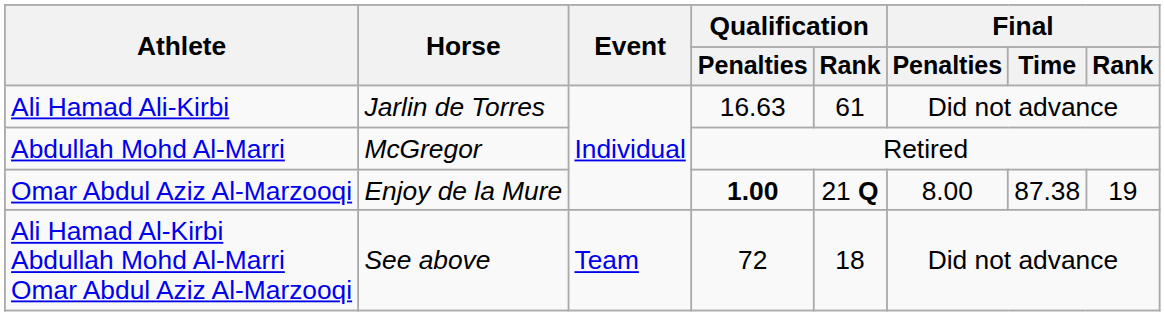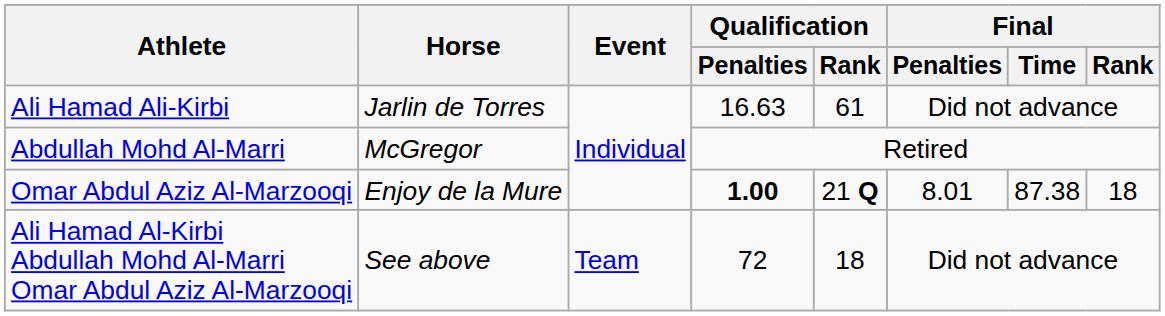(947, 190) 8.00 -> (947, 190) 8.01
(1123, 190) 19 -> (1123, 190) 18
